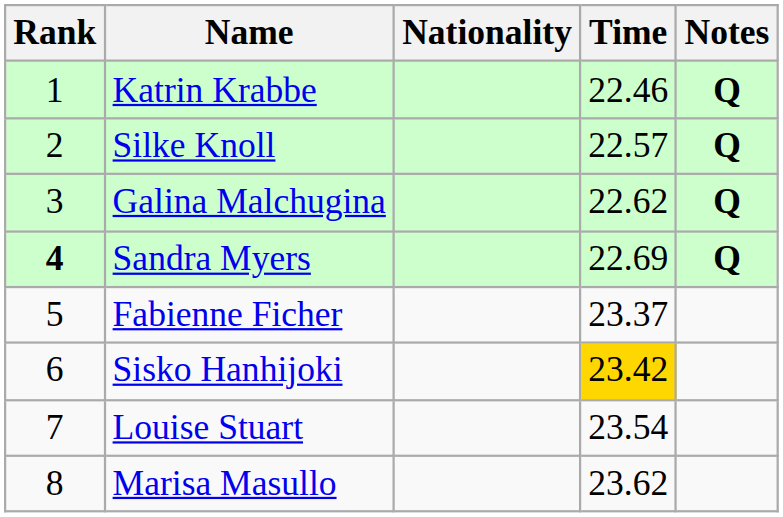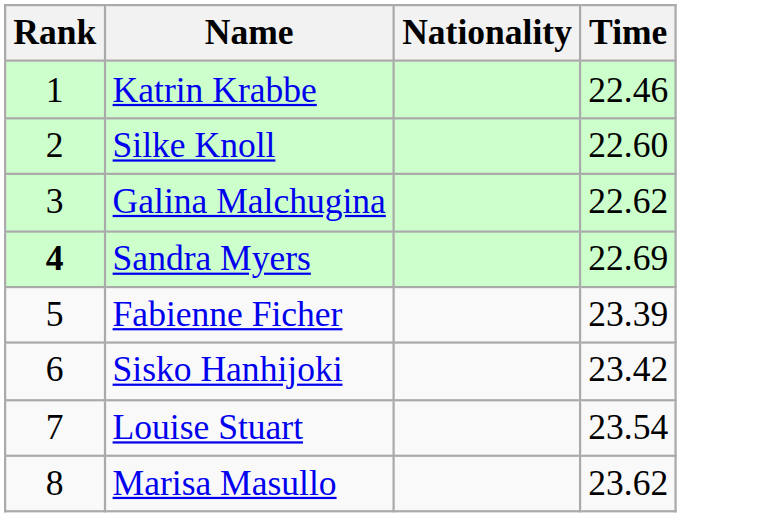- column: (727, 32)
(628, 145) 22.57 -> (628, 145) 22.60
(628, 314) 23.37 -> (628, 314) 23.39
(628, 370) gold background -> (628, 370) no background
